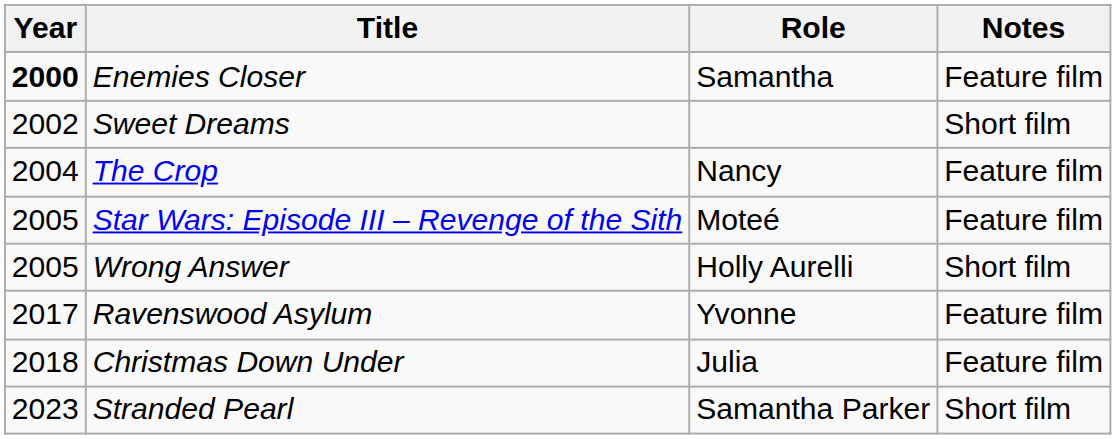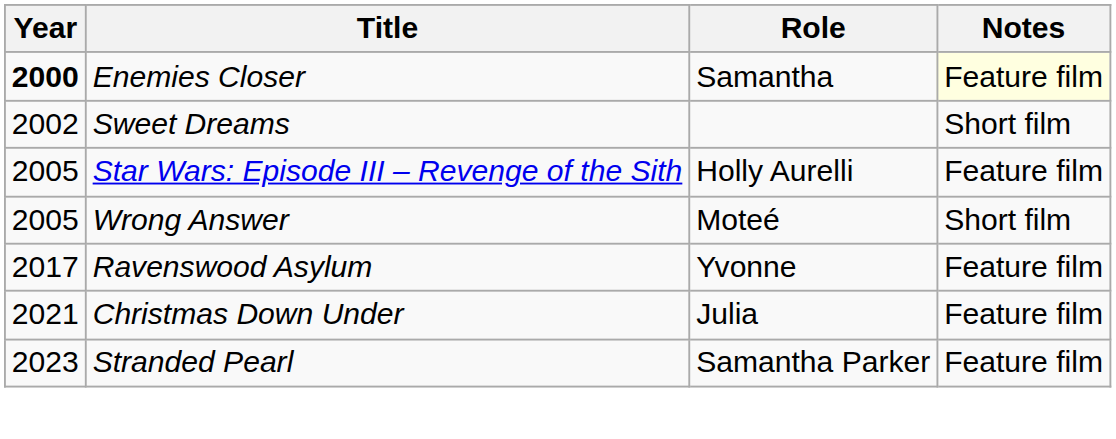(1024, 76) no background -> (1024, 76) lightyellow background
- row: (155, 171)
(738, 219) Moteé -> (775, 171) Holly Aurelli
(775, 266) Holly Aurelli -> (738, 219) Moteé
(45, 362) 2018 -> (45, 314) 2021
(1008, 409) Short film -> (1024, 362) Feature film
